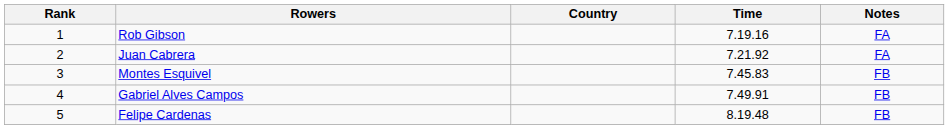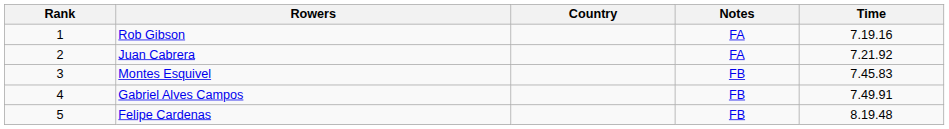columns swapped: (748, 14) <-> (882, 14)
